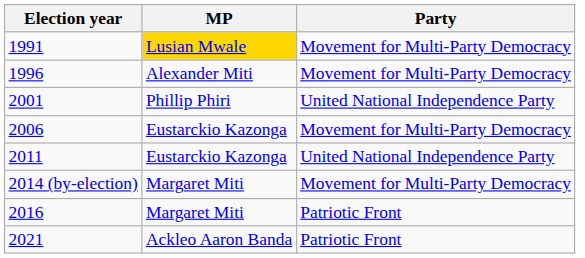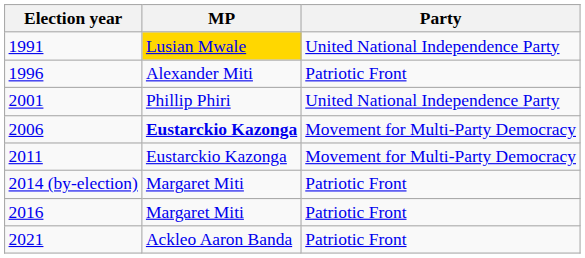(436, 45) Movement for Multi-Party Democracy -> (432, 45) United National Independence Party
(436, 73) Movement for Multi-Party Democracy -> (356, 73) Patriotic Front
(216, 128) normal -> (222, 128) bold
(427, 156) United National Independence Party -> (441, 156) Movement for Multi-Party Democracy
(436, 184) Movement for Multi-Party Democracy -> (356, 184) Patriotic Front
